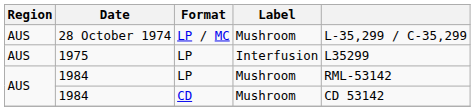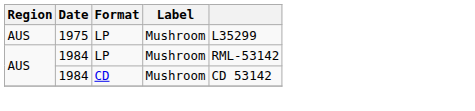- row: (115, 35)
(277, 55) Interfusion -> (176, 35) Mushroom
